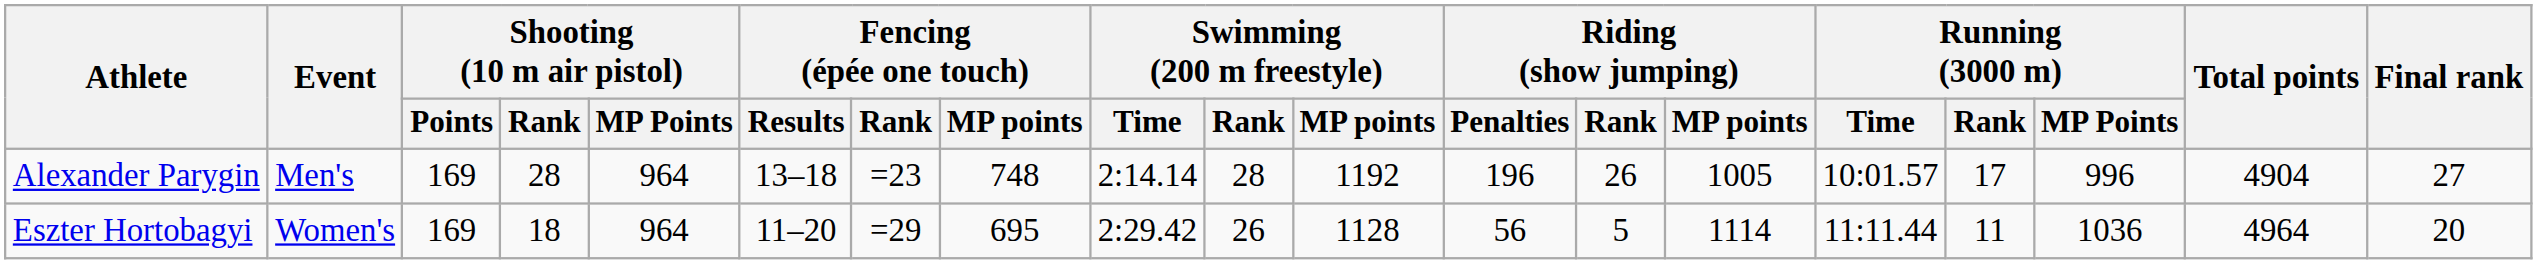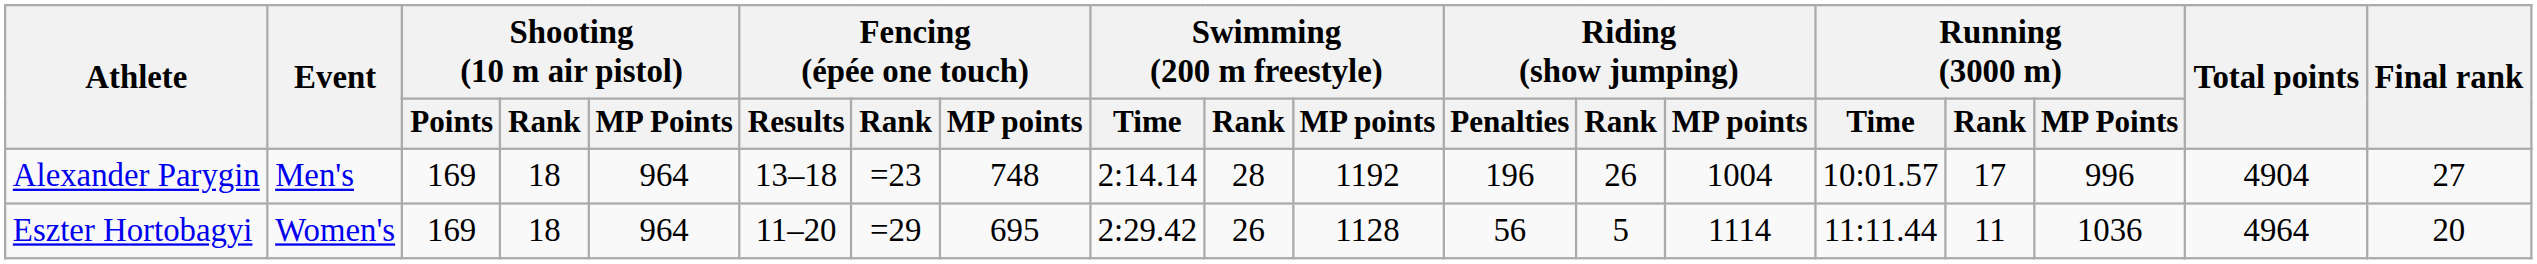(544, 176) 28 -> (544, 176) 18
(1740, 176) 1005 -> (1740, 176) 1004
